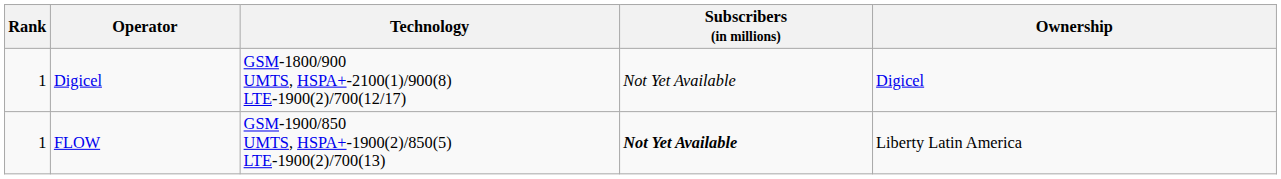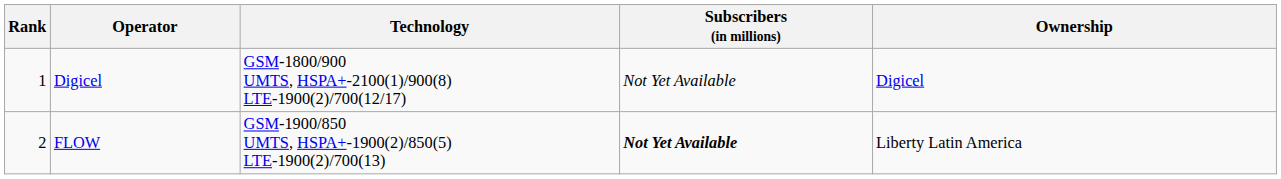(42, 142) 1 -> (42, 142) 2
